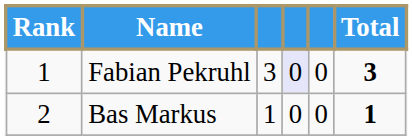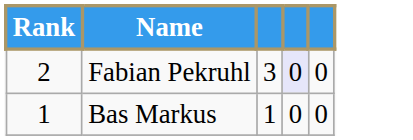- column: (370, 27)
(44, 71) 1 -> (44, 71) 2
(44, 113) 2 -> (44, 113) 1
